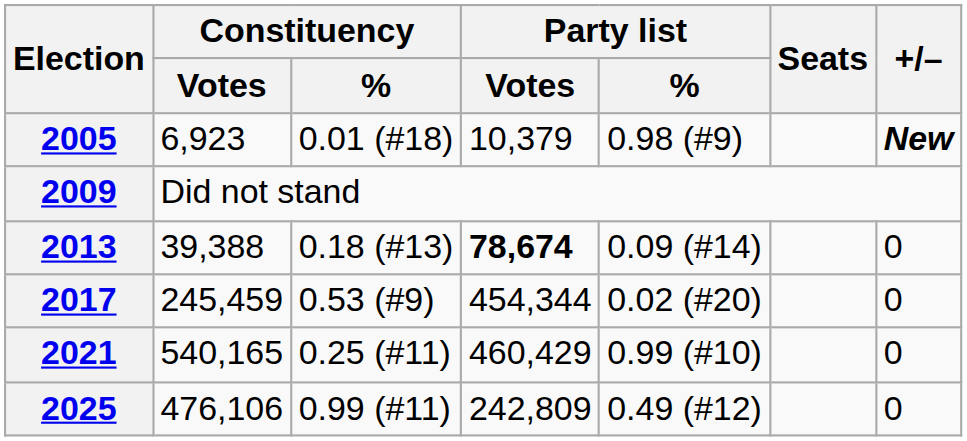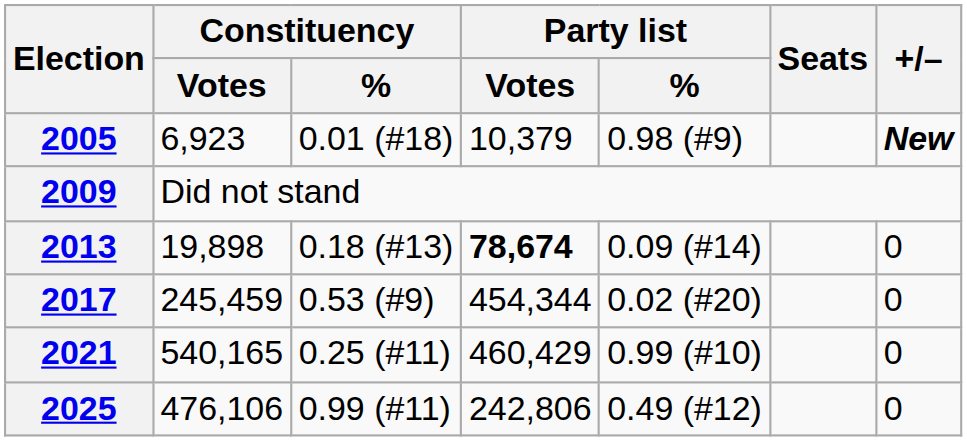(212, 246) 39,388 -> (212, 246) 19,898
(530, 407) 242,809 -> (530, 407) 242,806
